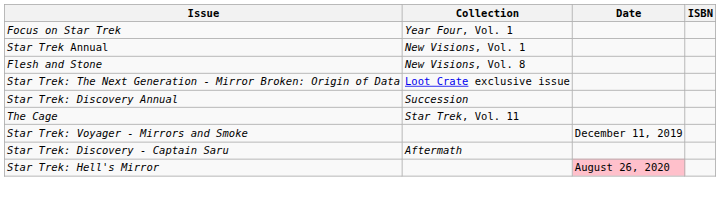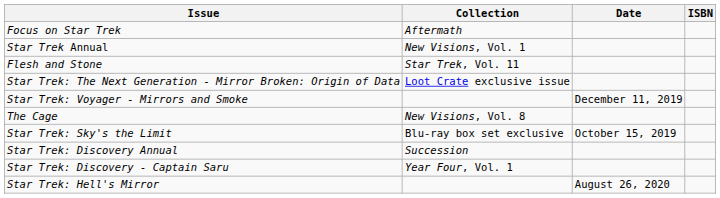(459, 30) Year Four, Vol. 1 -> (434, 30) Aftermath
(465, 64) New Visions, Vol. 8 -> (462, 64) Star Trek, Vol. 11
rows swapped: (92, 99) <-> (127, 133)
(462, 116) Star Trek, Vol. 11 -> (465, 116) New Visions, Vol. 8
+ row: (89, 133)
(434, 150) Aftermath -> (459, 167) Year Four, Vol. 1
(622, 167) pink background -> (622, 185) no background
